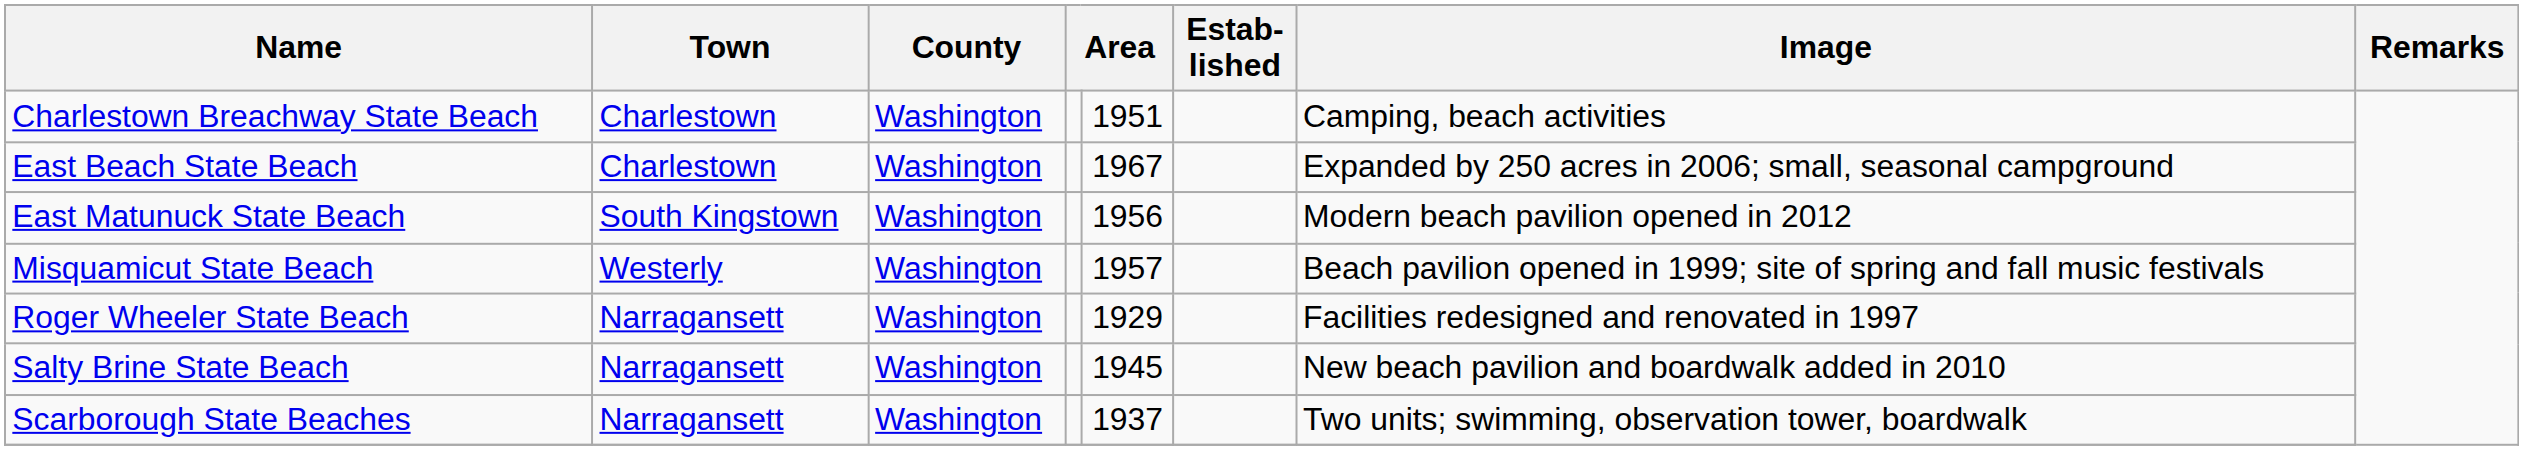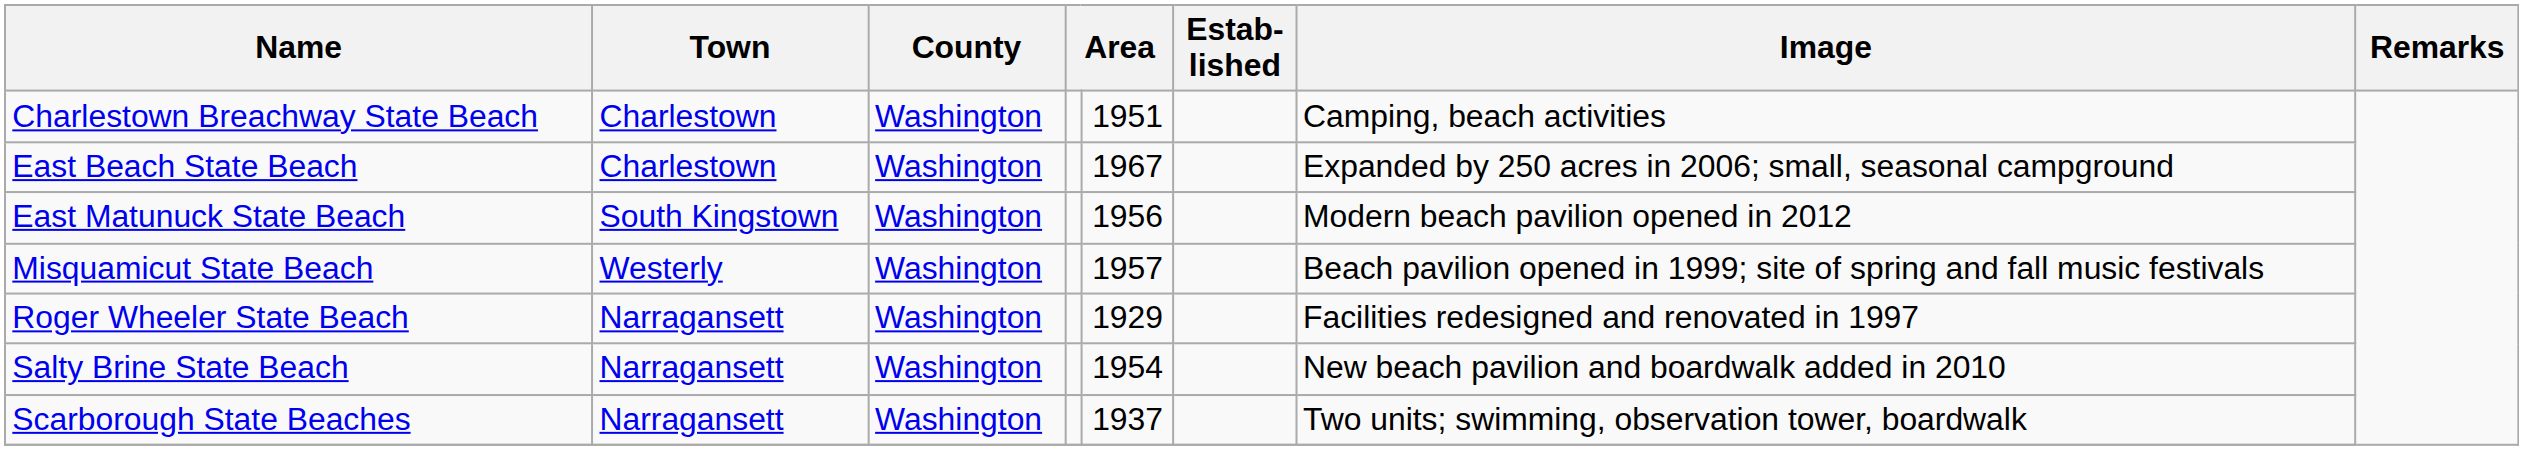(1128, 368) 1945 -> (1128, 368) 1954
